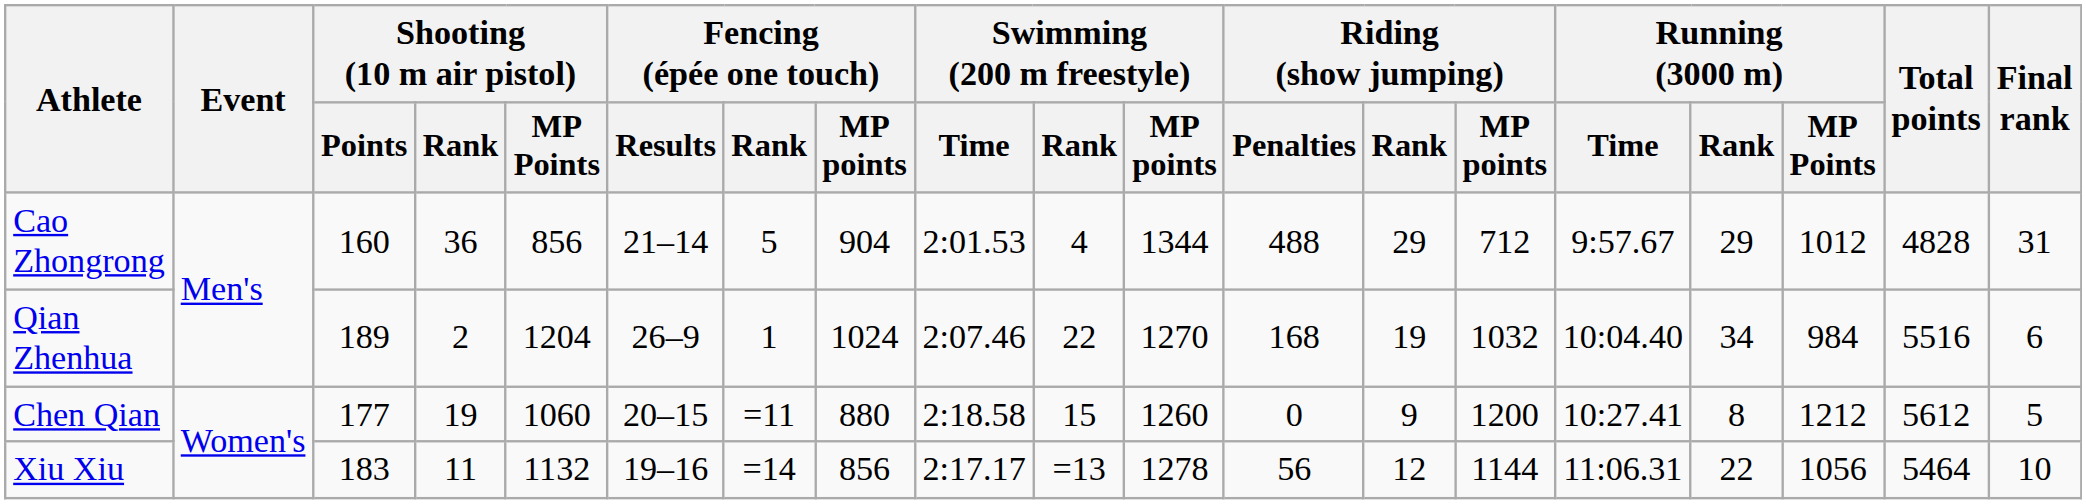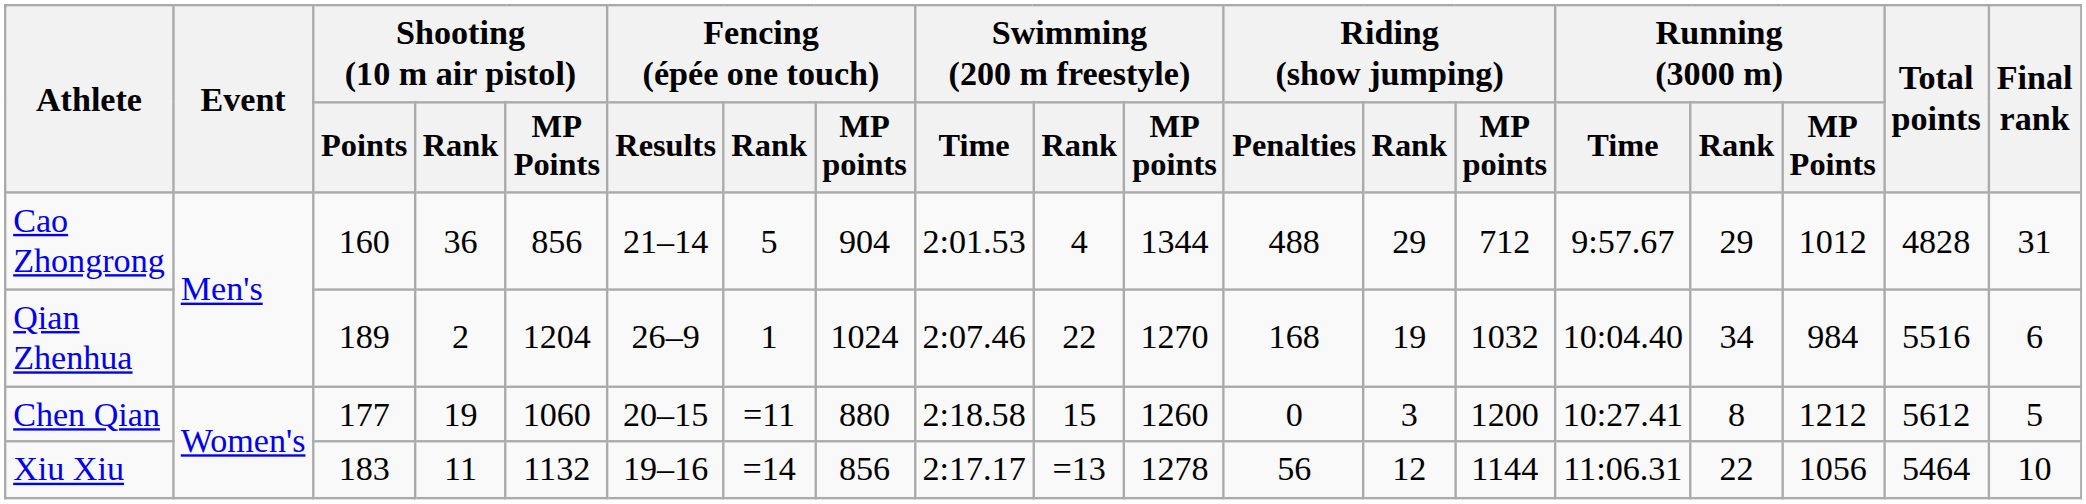(1409, 413) 9 -> (1409, 413) 3
